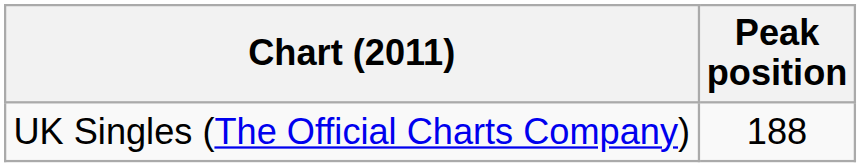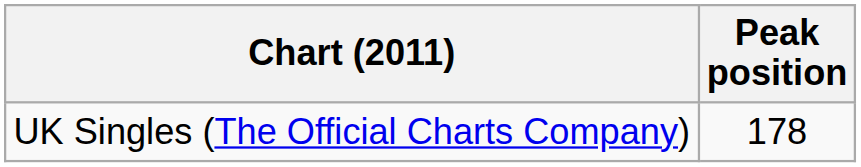(777, 131) 188 -> (777, 131) 178
